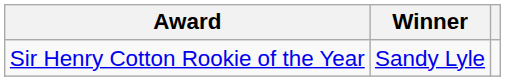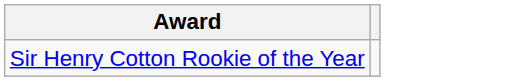- column: (430, 22)
